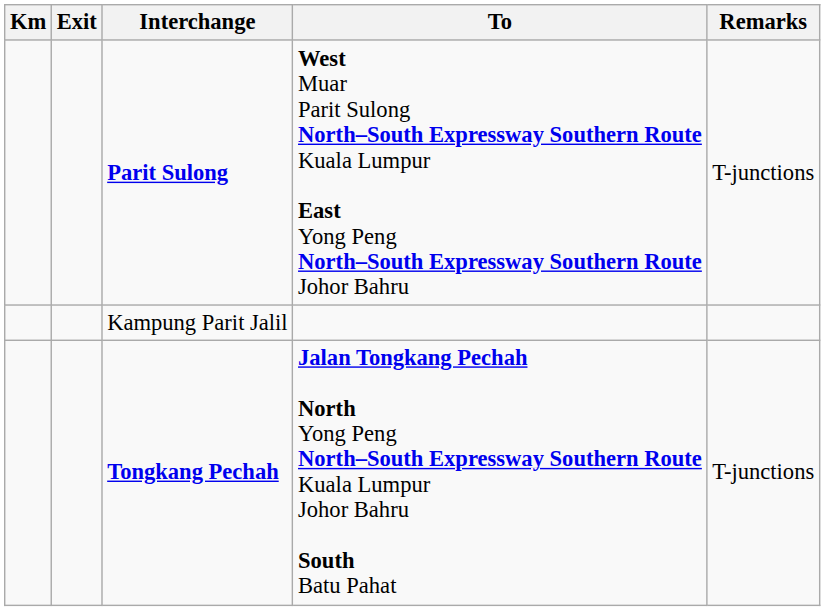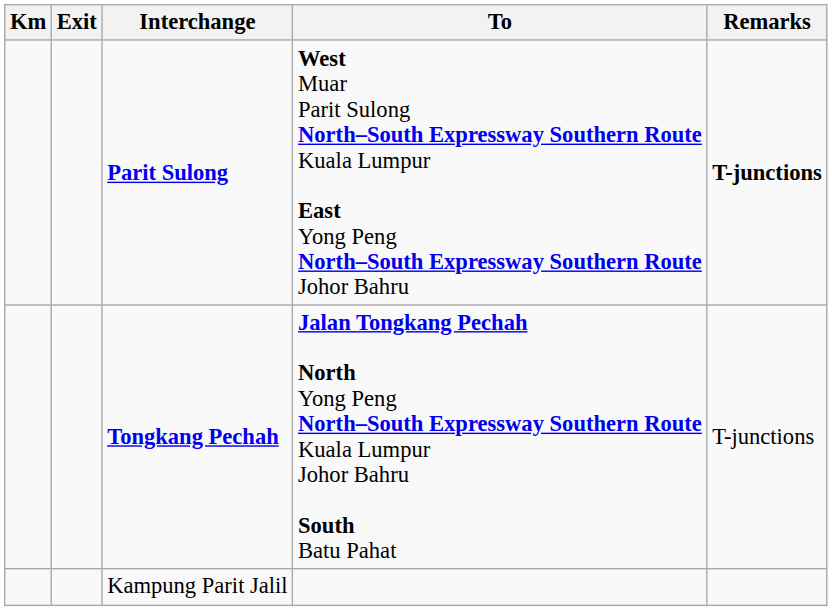(763, 172) normal -> (767, 172) bold
rows swapped: (197, 322) <-> (193, 472)
